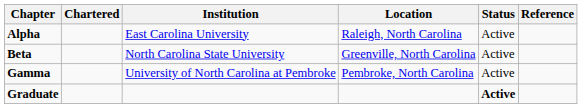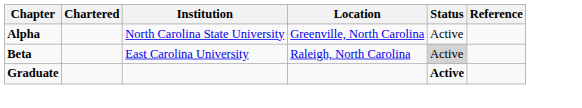(187, 34) East Carolina University -> (205, 34) North Carolina State University
(402, 34) Raleigh, North Carolina -> (357, 34) Greenville, North Carolina
(205, 53) North Carolina State University -> (187, 53) East Carolina University
(408, 53) Greenville, North Carolina -> (350, 53) Raleigh, North Carolina
(498, 53) no background -> (447, 53) lightgrey background
- row: (29, 73)
